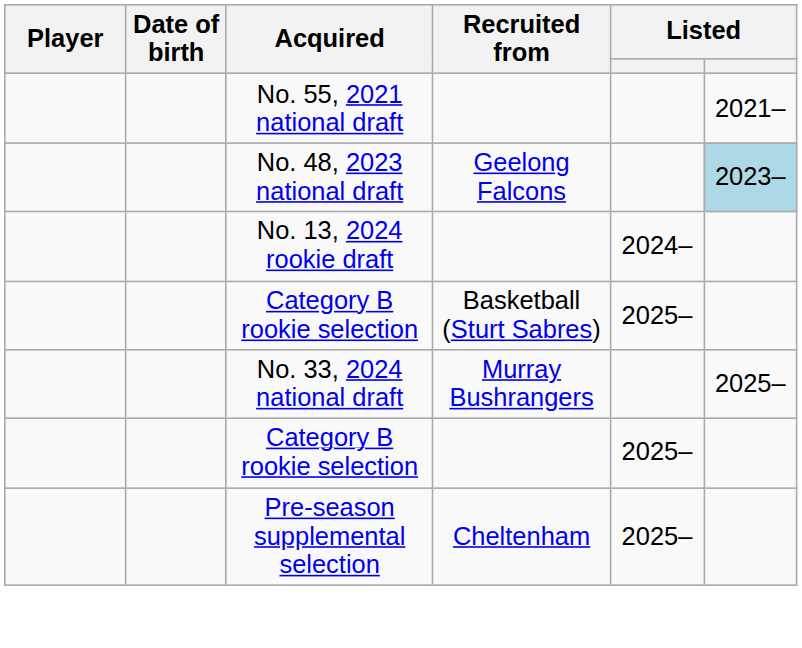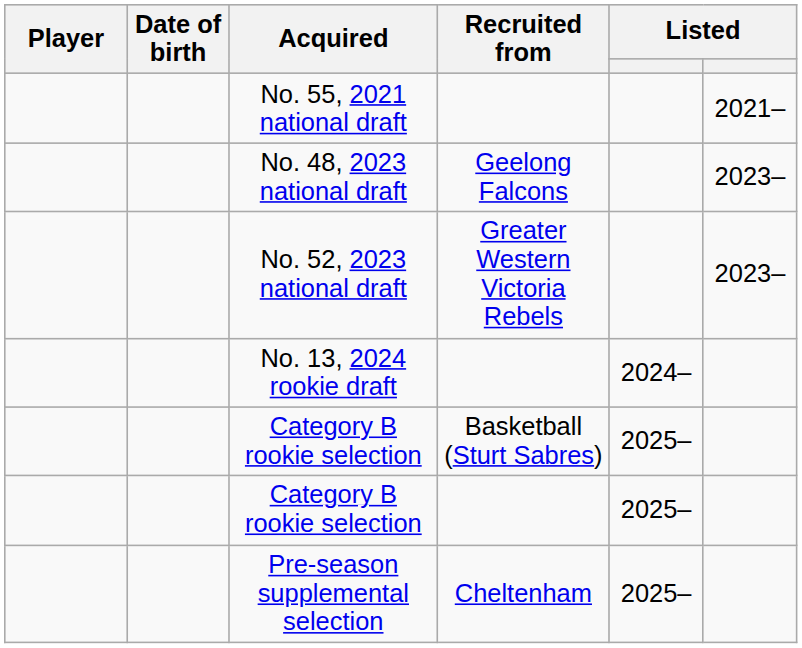(750, 176) lightblue background -> (750, 176) no background
+ row: (333, 274)
- row: (330, 383)
